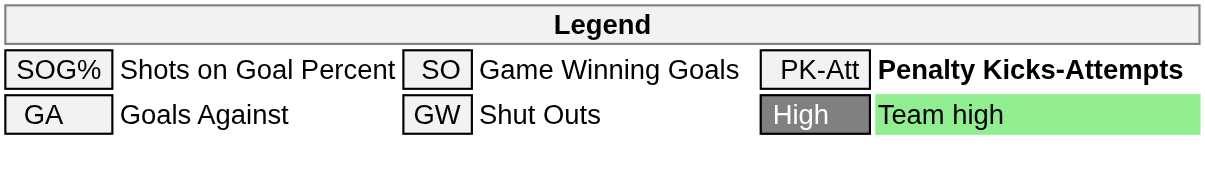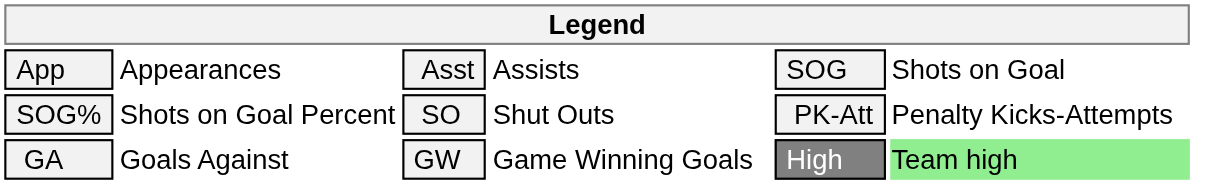+ row: (41, 70)
(609, 70) Game Winning Goals -> (554, 114) Shut Outs
(1031, 70) bold -> (1032, 114) normal
(540, 114) Shut Outs -> (623, 159) Game Winning Goals
